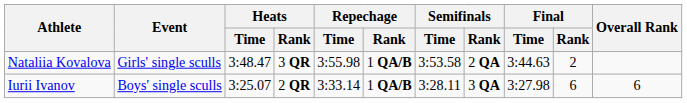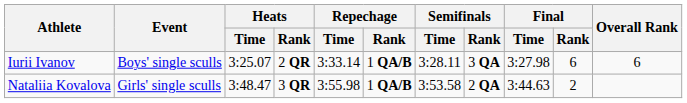rows swapped: (41, 86) <-> (59, 63)
